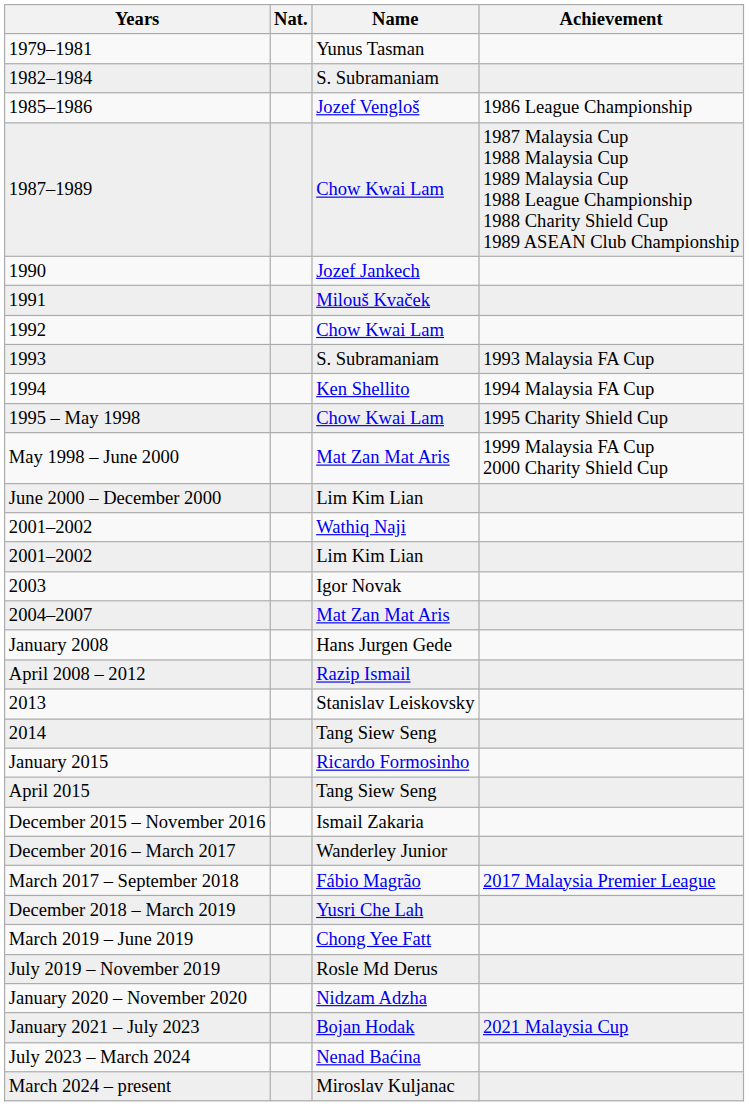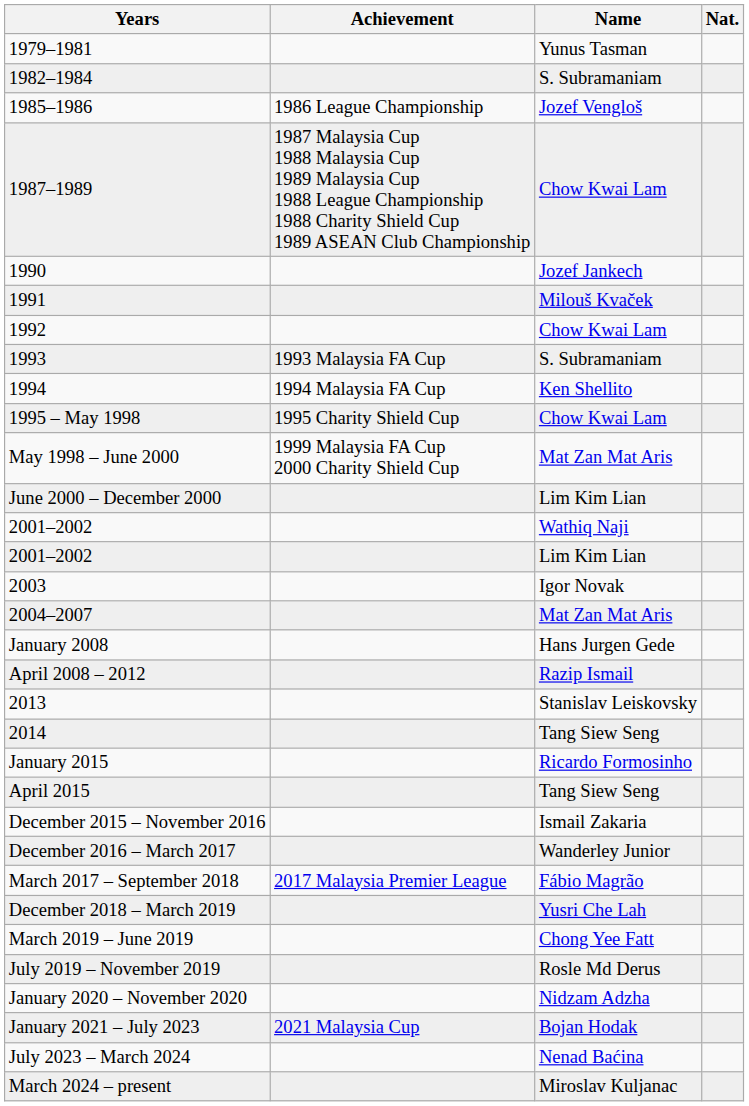columns swapped: (291, 19) <-> (611, 19)
